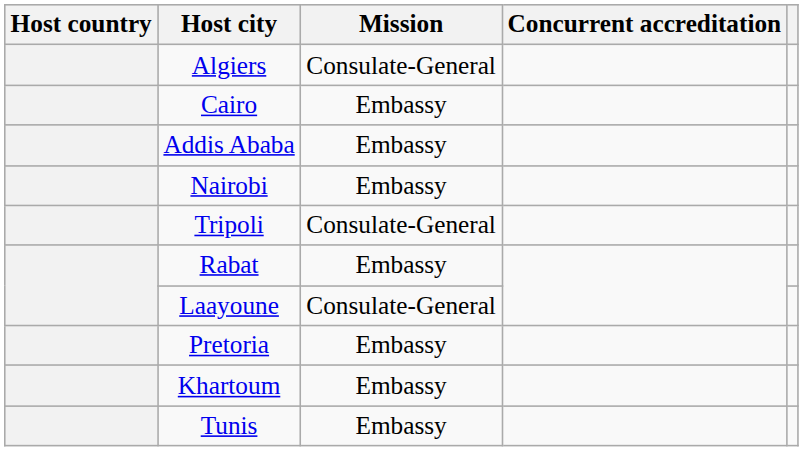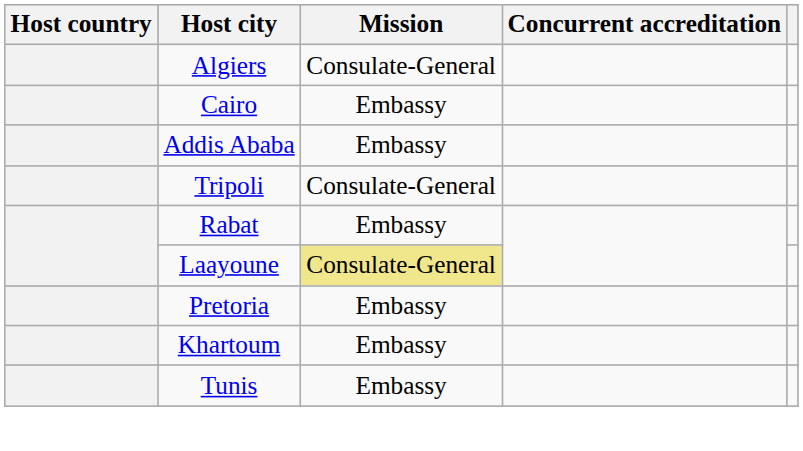- row: (229, 184)
(401, 305) no background -> (401, 265) khaki background
